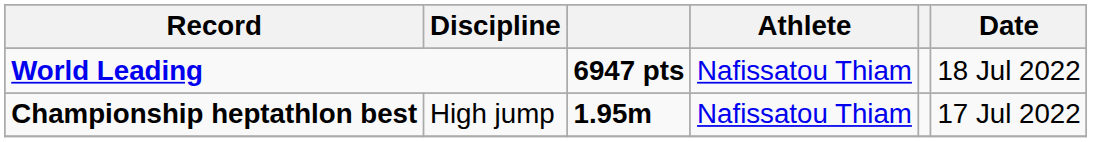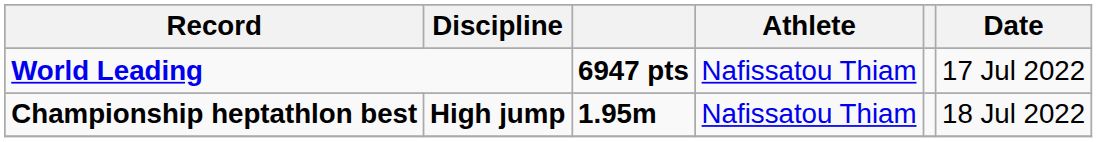(1009, 70) 18 Jul 2022 -> (1014, 70) 17 Jul 2022
(492, 114) normal -> (498, 114) bold
(1009, 114) 17 Jul 2022 -> (1014, 114) 18 Jul 2022
